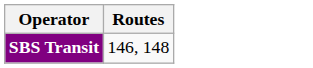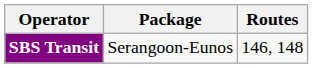+ column: (170, 18)
